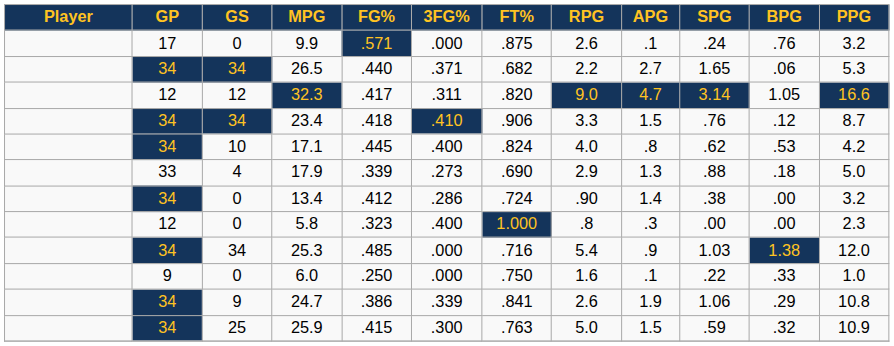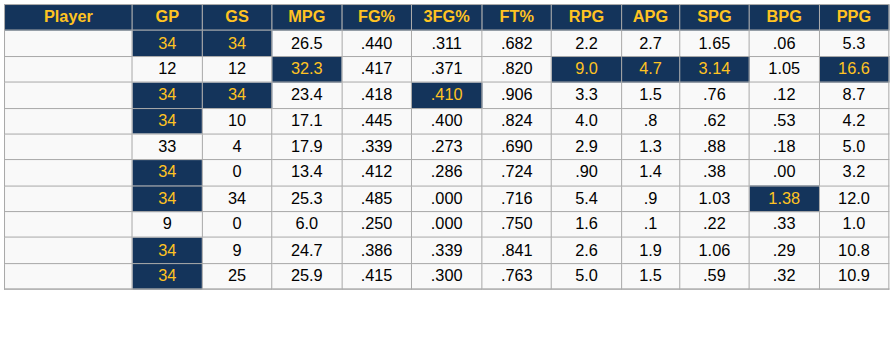- row: (307, 43)
(447, 69) .371 -> (447, 43) .311
(447, 95) .311 -> (447, 69) .371
- row: (307, 224)
